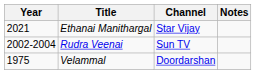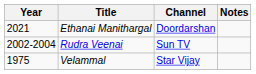(178, 28) Star Vijay -> (186, 28) Doordarshan
(186, 61) Doordarshan -> (178, 61) Star Vijay
